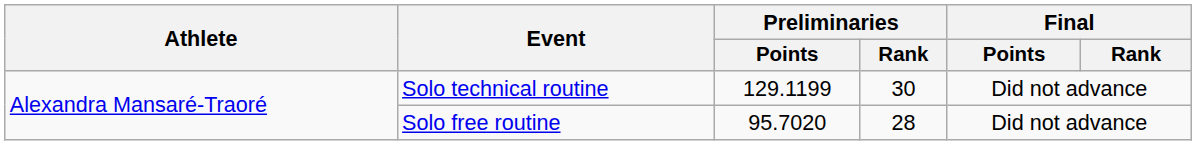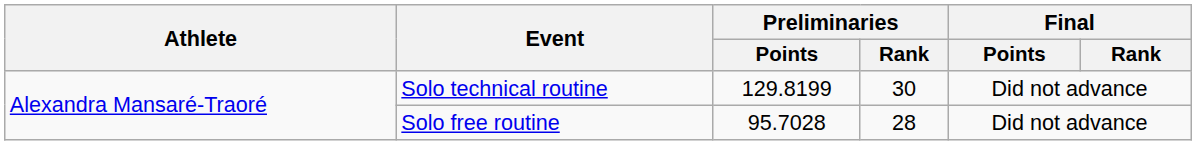(787, 89) 129.1199 -> (787, 89) 129.8199
(787, 123) 95.7020 -> (787, 123) 95.7028
